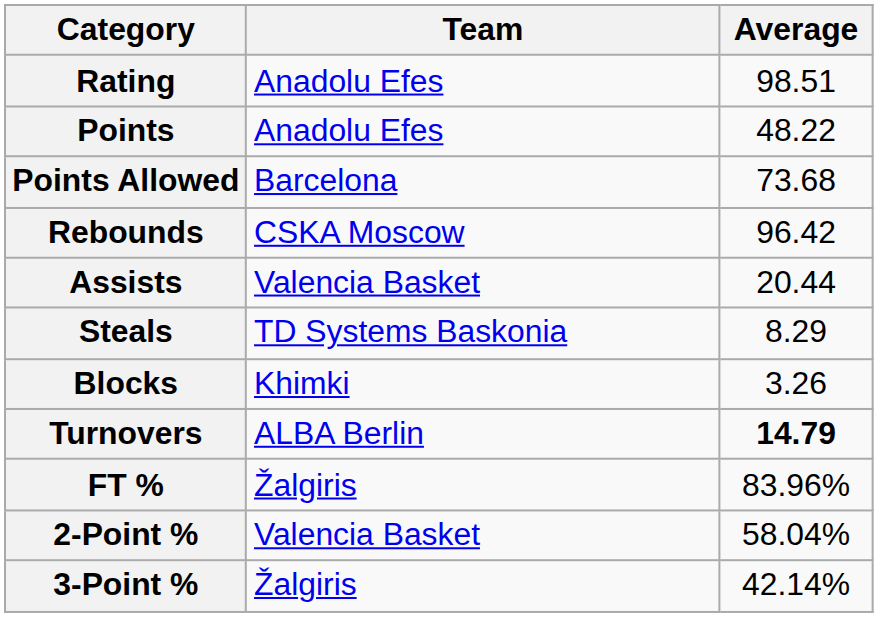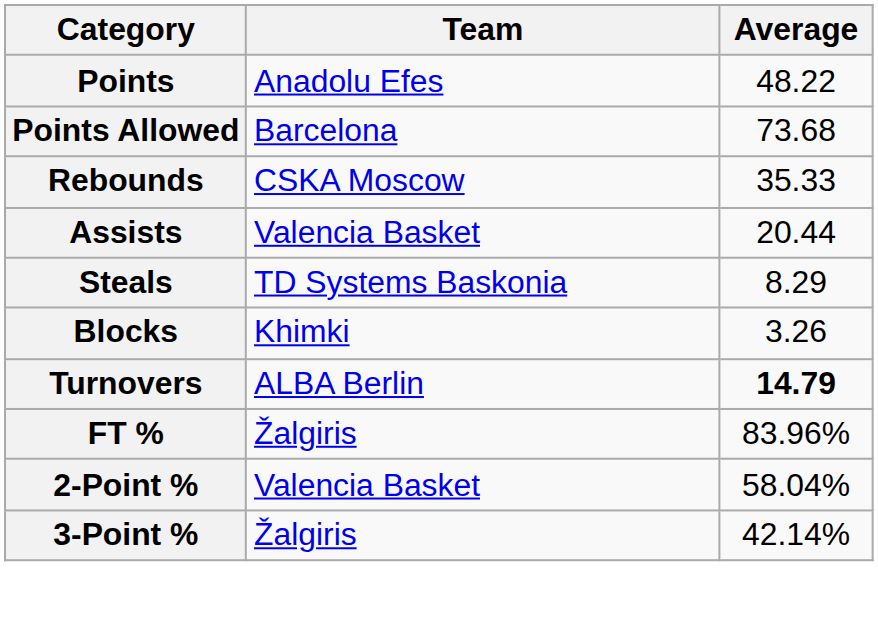- row: (126, 80)
(796, 231) 96.42 -> (796, 181) 35.33
